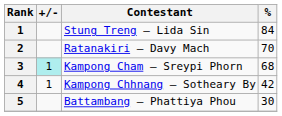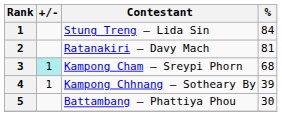(268, 49) 70 -> (268, 49) 81
(268, 85) 42 -> (268, 85) 39
